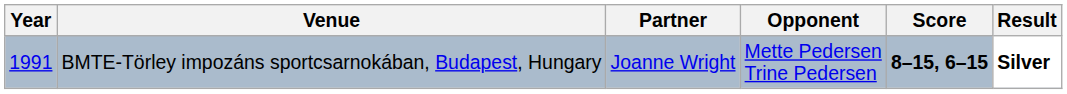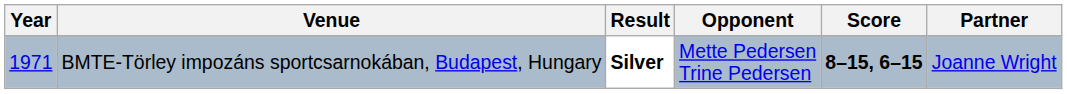columns swapped: (673, 20) <-> (1027, 20)
(31, 62) 1991 -> (31, 62) 1971
